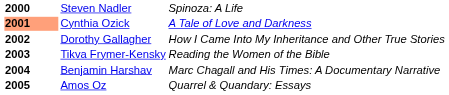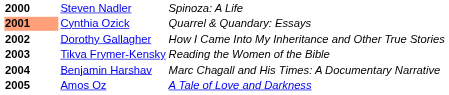(240, 23) A Tale of Love and Darkness -> (240, 23) Quarrel & Quandary: Essays
(240, 85) Quarrel & Quandary: Essays -> (240, 85) A Tale of Love and Darkness
